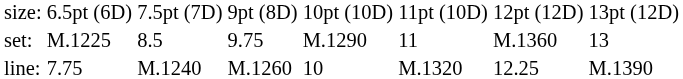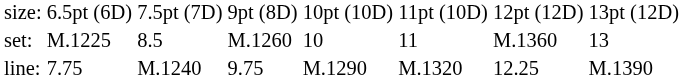(245, 40) 9.75 -> (260, 40) M.1260
(335, 40) M.1290 -> (313, 40) 10
(260, 68) M.1260 -> (245, 68) 9.75
(313, 68) 10 -> (335, 68) M.1290
